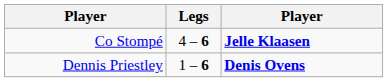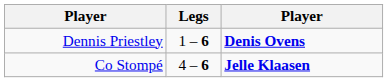rows swapped: (129, 40) <-> (113, 64)
